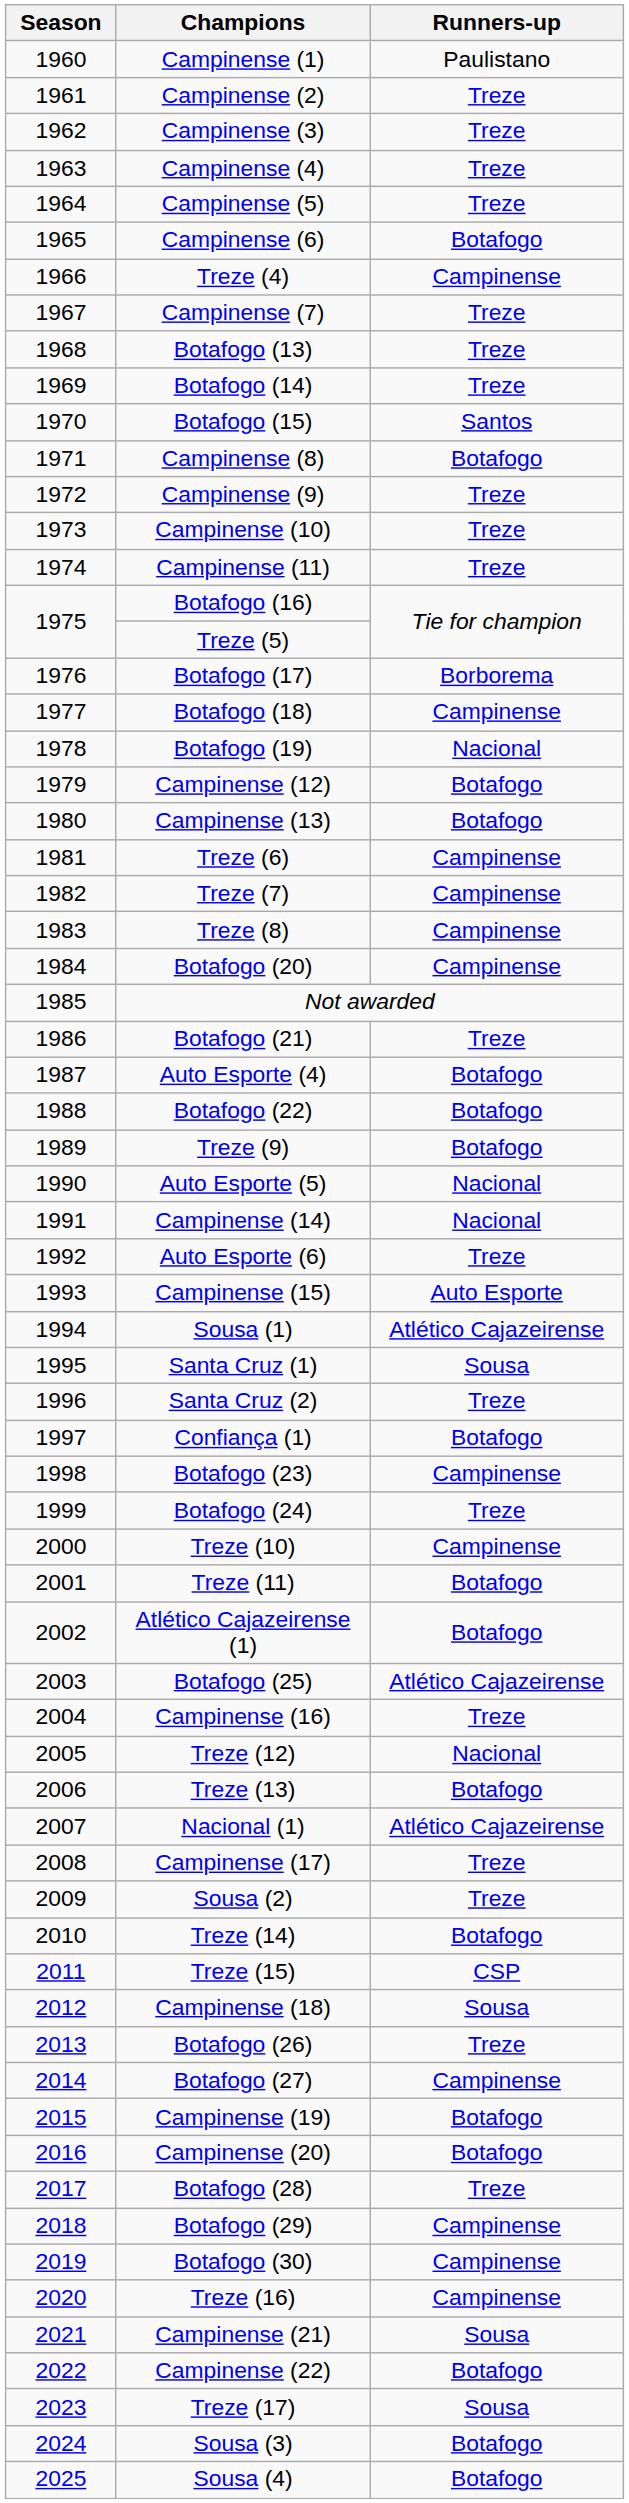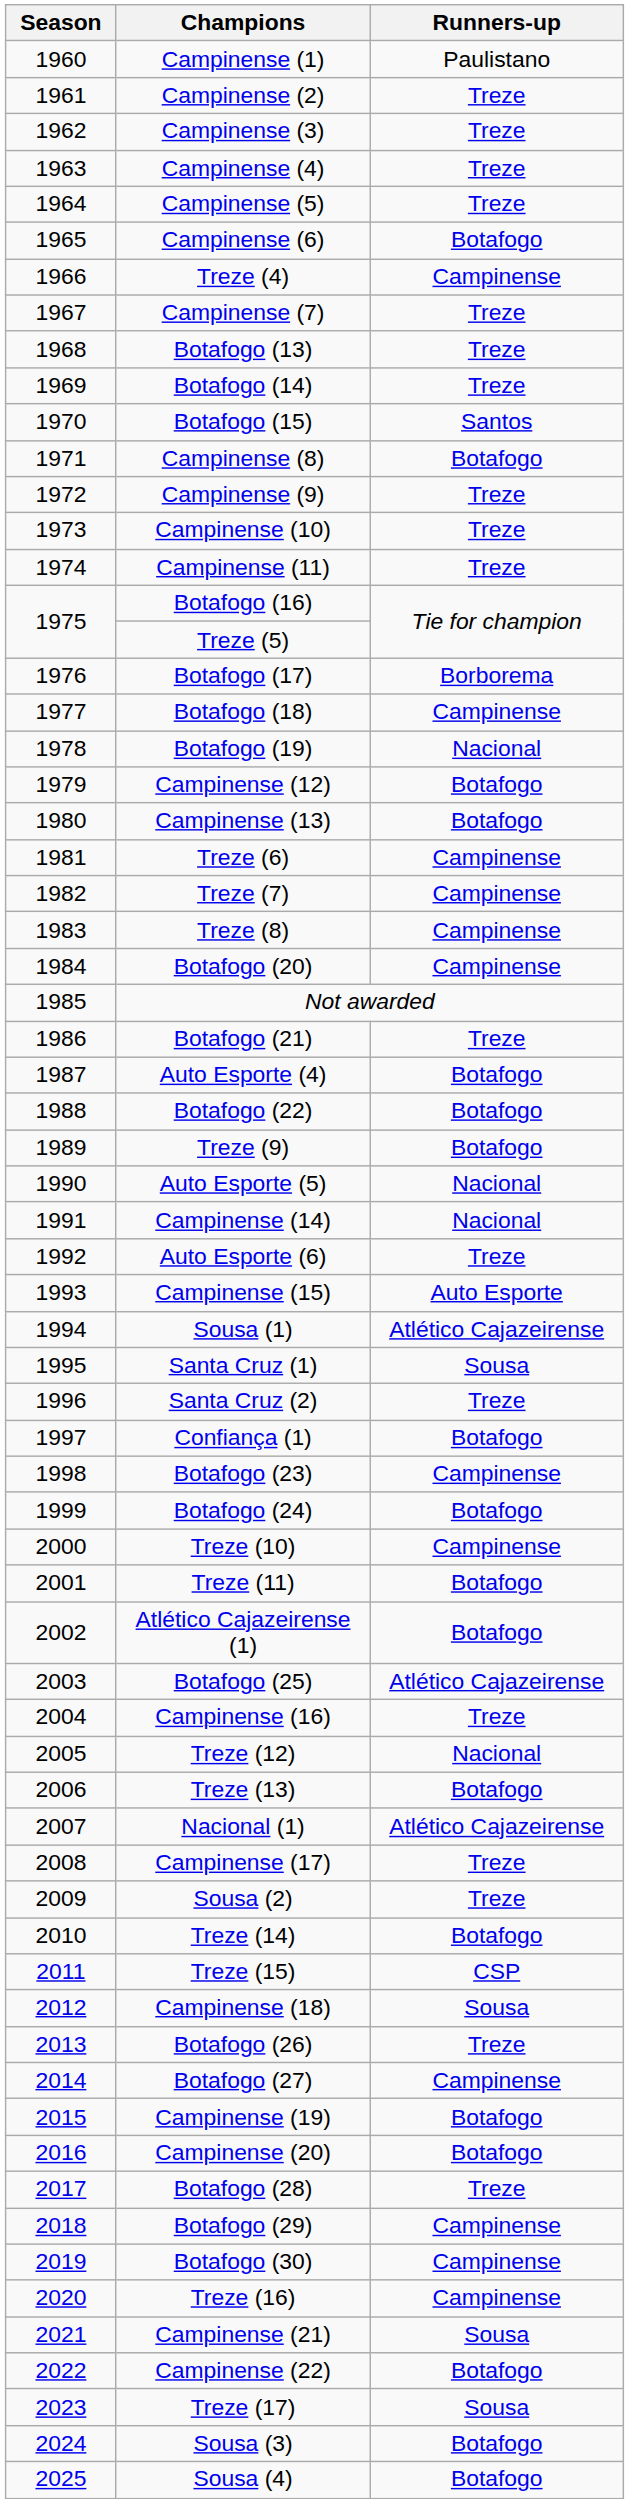(497, 1510) Treze -> (497, 1510) Botafogo
